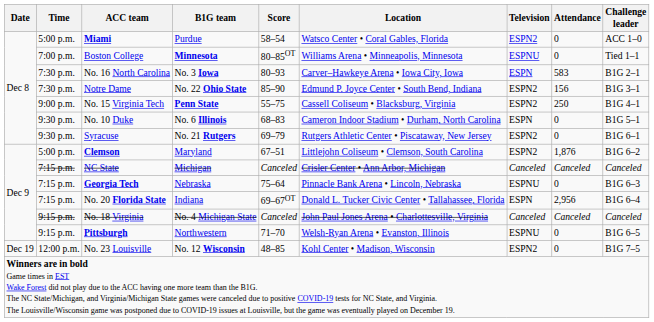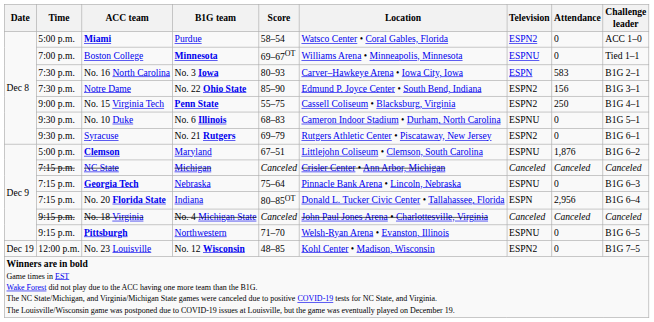(278, 56) 80–85OT -> (278, 56) 69–67OT
(521, 120) ESPN -> (524, 120) ESPNU
(523, 152) ESPN2 -> (524, 152) ESPNU
(278, 200) 69–67OT -> (278, 200) 80–85OT
